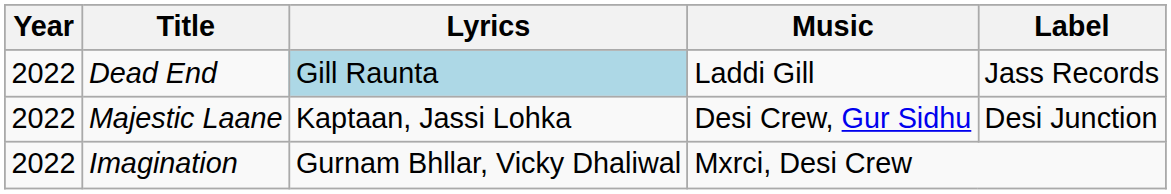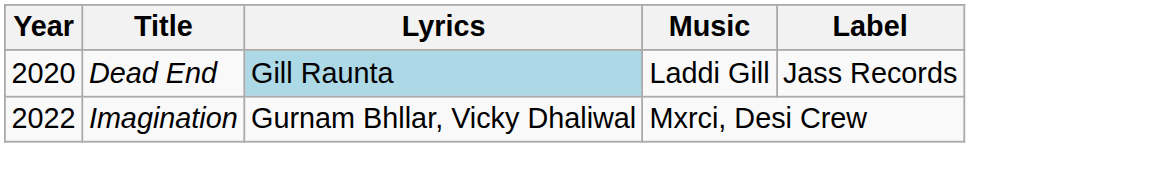(44, 73) 2022 -> (44, 73) 2020
- row: (186, 118)
